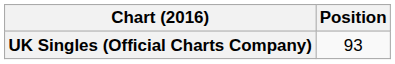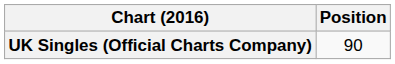(353, 44) 93 -> (353, 44) 90
